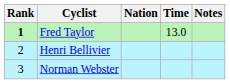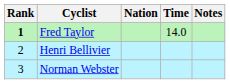(176, 32) 13.0 -> (176, 32) 14.0
